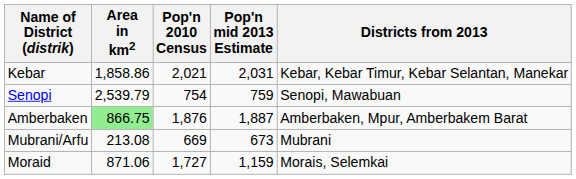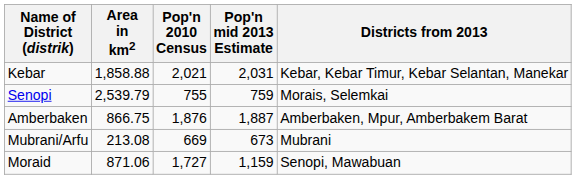(122, 73) 1,858.86 -> (122, 73) 1,858.88
(195, 95) 754 -> (195, 95) 755
(340, 95) Senopi, Mawabuan -> (334, 95) Morais, Selemkai
(128, 118) lightgreen background -> (128, 118) no background
(334, 162) Morais, Selemkai -> (340, 162) Senopi, Mawabuan
